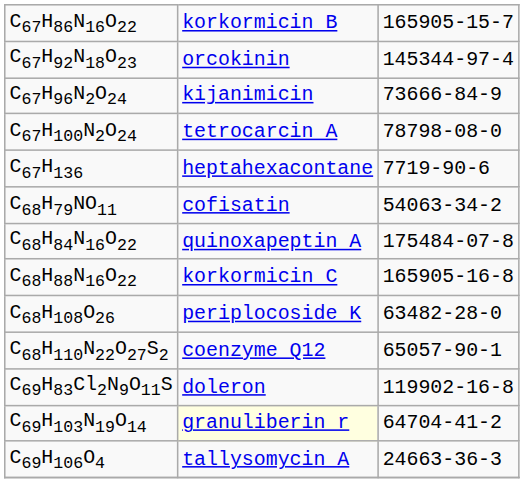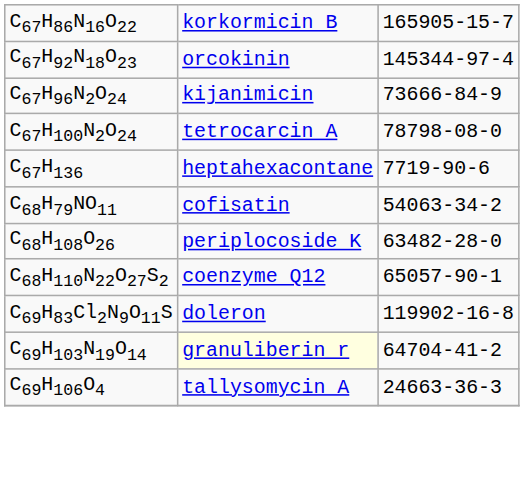- row: (73, 241)
- row: (73, 278)
